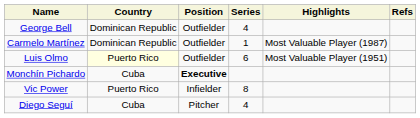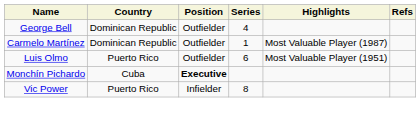(133, 58) lightyellow background -> (133, 58) no background
- row: (46, 105)
